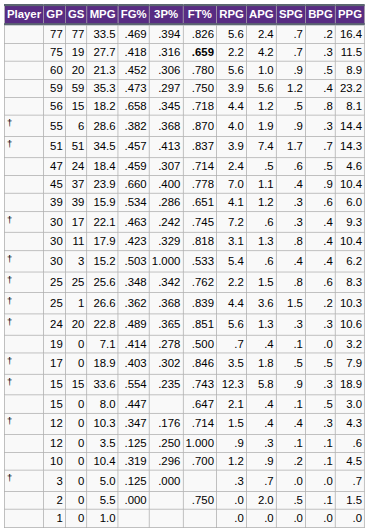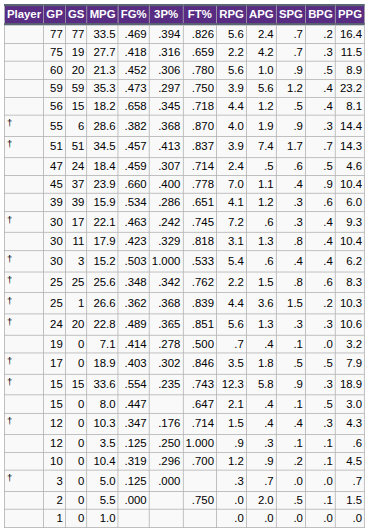(203, 52) bold -> (203, 52) normal
(328, 106) .8 -> (328, 106) .4
